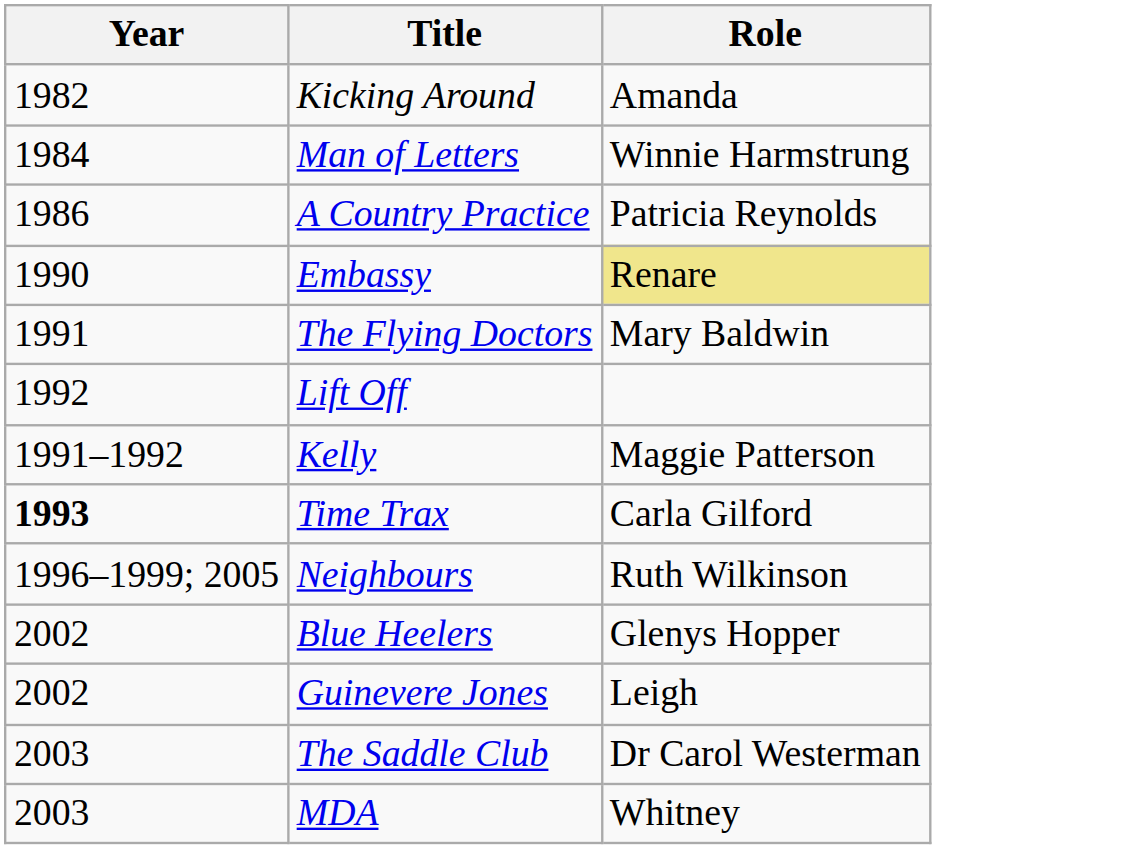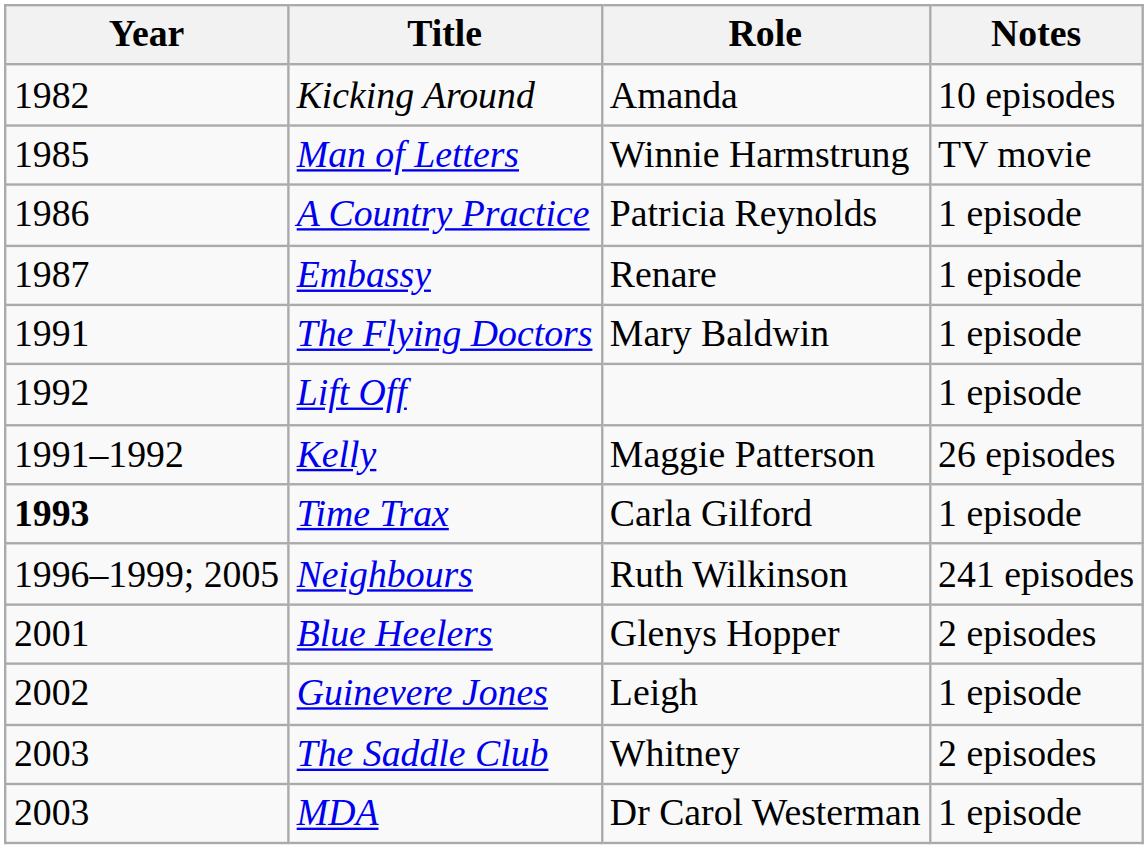+ column: (1036, 34)
(52, 154) 1984 -> (52, 154) 1985
(52, 273) 1990 -> (52, 273) 1987
(663, 273) khaki background -> (663, 273) no background
(52, 633) 2002 -> (52, 633) 2001
(765, 753) Dr Carol Westerman -> (675, 753) Whitney
(675, 812) Whitney -> (765, 812) Dr Carol Westerman
